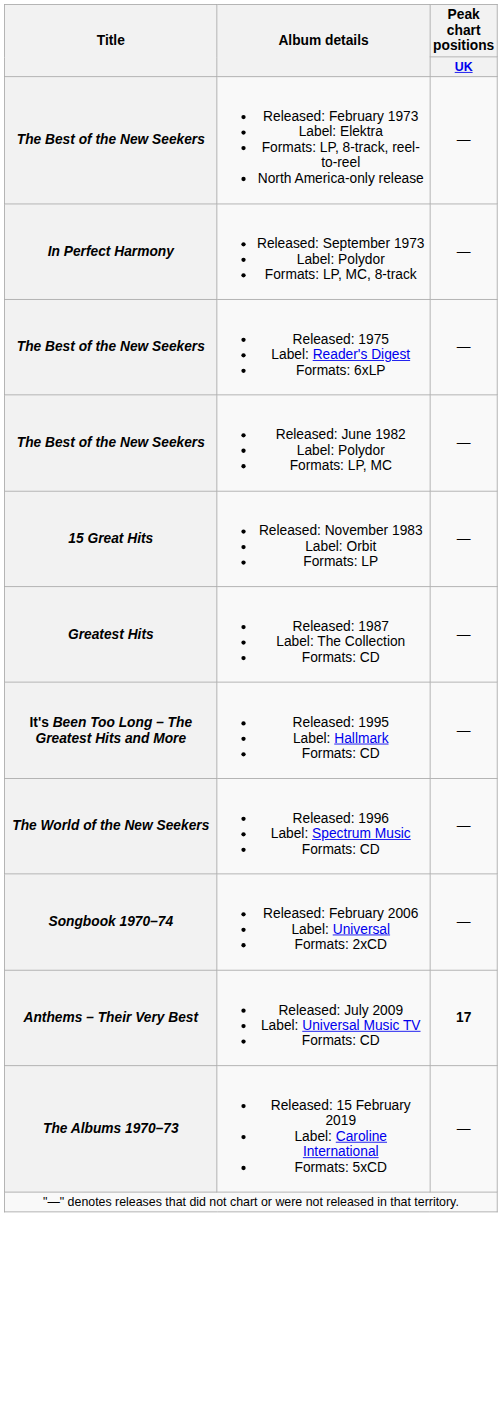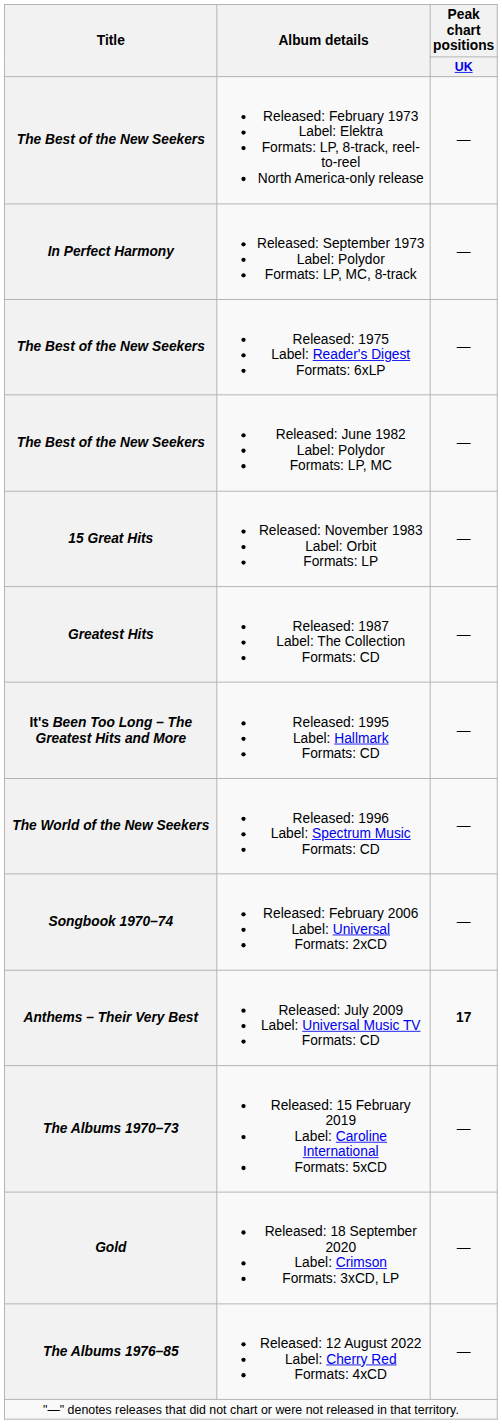+ row: (324, 1256)
+ row: (324, 1359)
